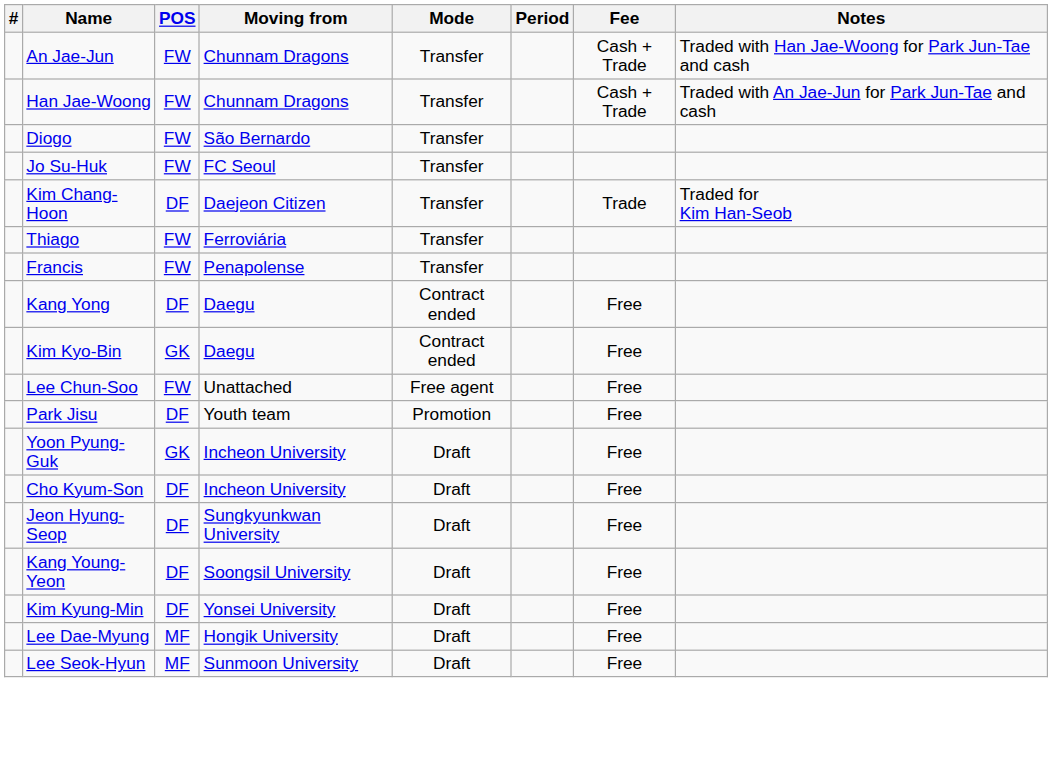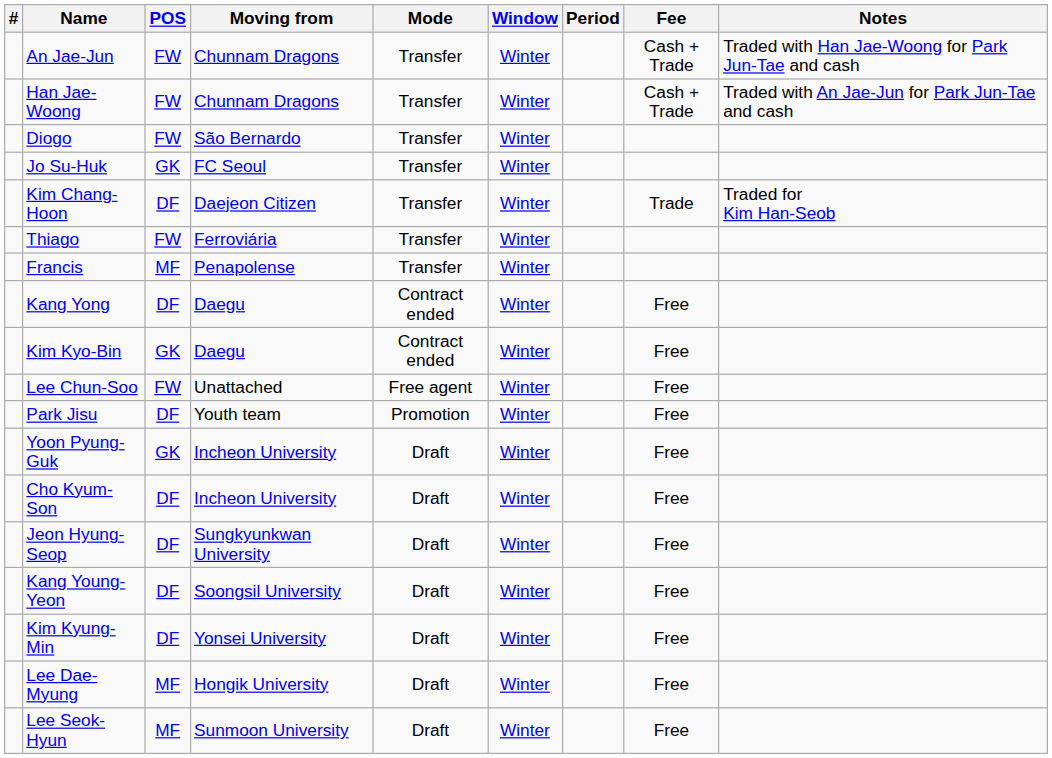+ column: (525, 19)
(177, 166) FW -> (168, 166) GK
(177, 267) FW -> (168, 267) MF
